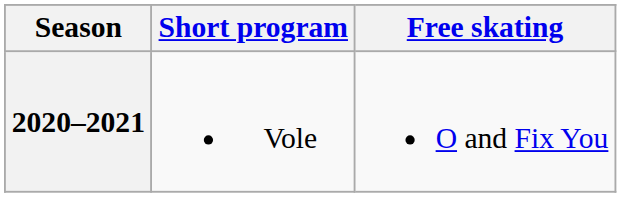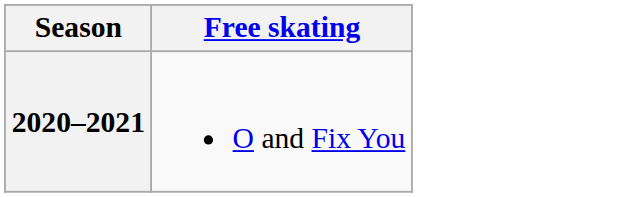- column: (253, 27)
